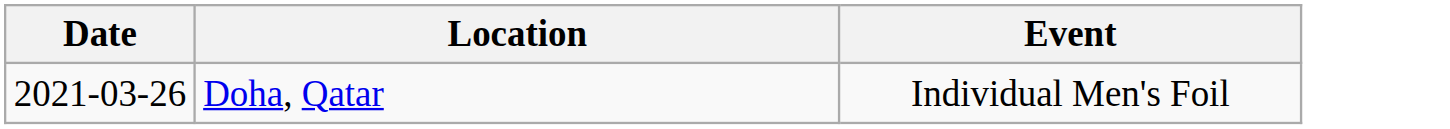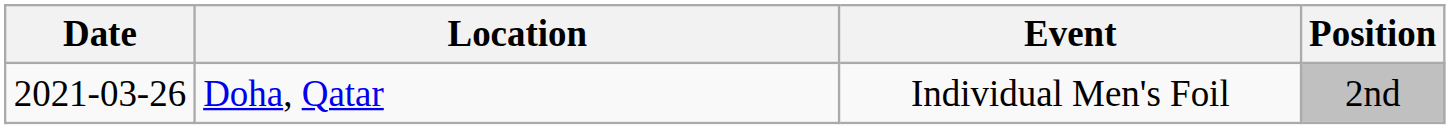+ column: (1373, 33)
